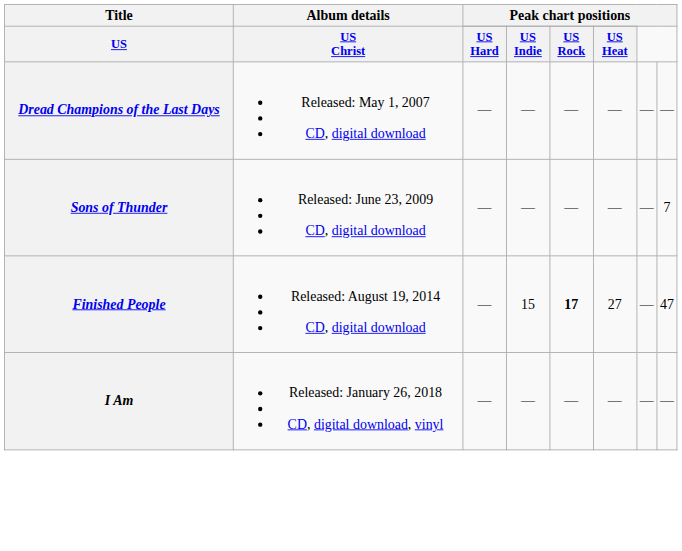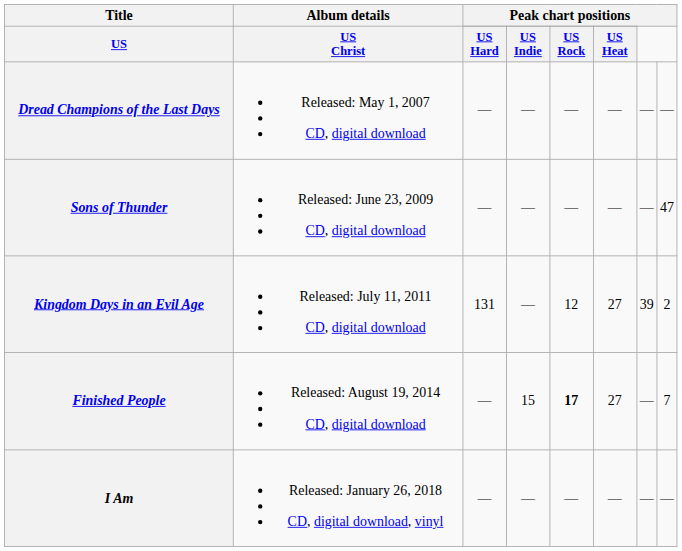(667, 207) 7 -> (667, 207) 47
+ row: (119, 304)
(667, 304) 47 -> (667, 401) 7
